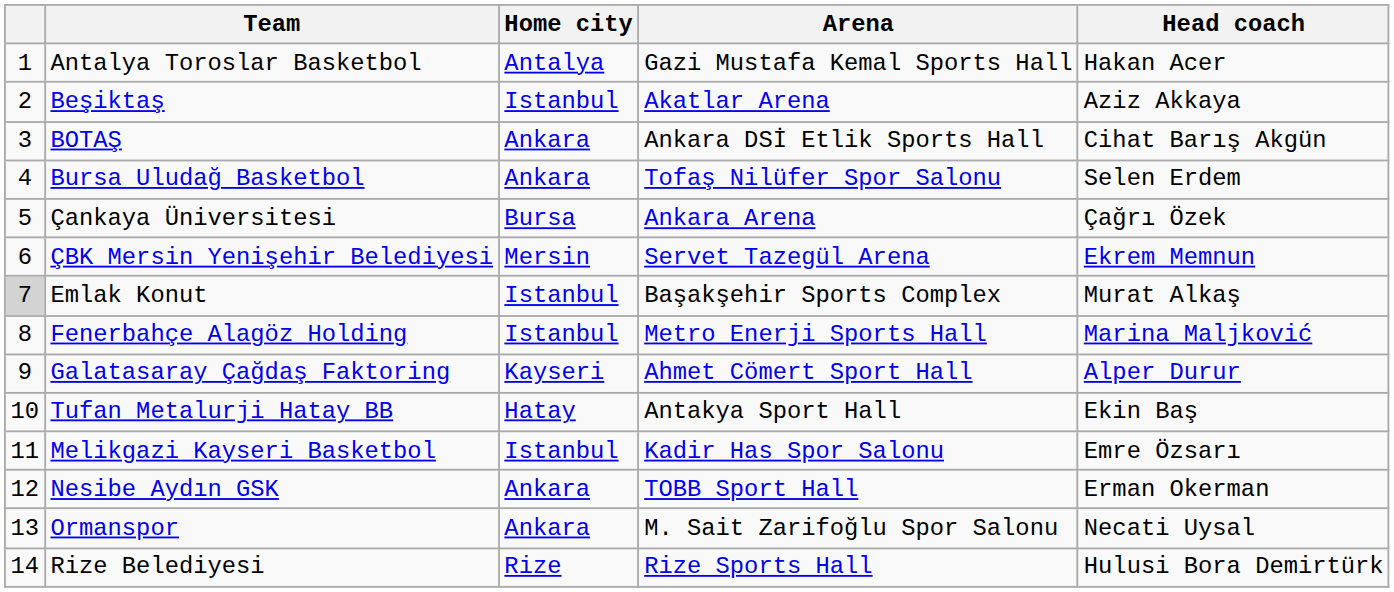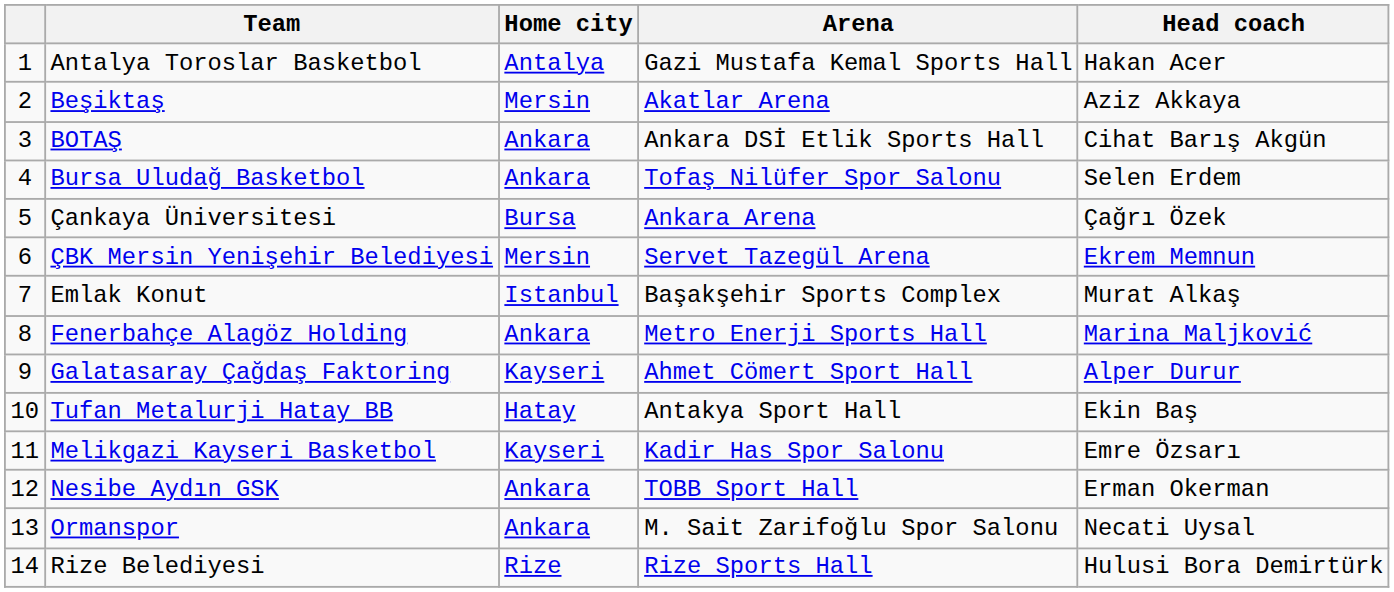(561, 102) Istanbul -> (547, 102) Mersin
(25, 296) lightgrey background -> (25, 296) no background
(561, 334) Istanbul -> (547, 334) Ankara
(561, 451) Istanbul -> (554, 451) Kayseri
